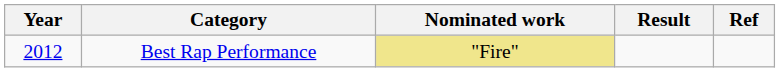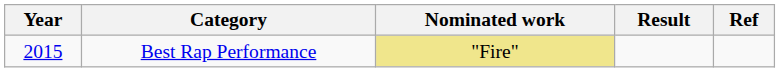(43, 50) 2012 -> (43, 50) 2015
